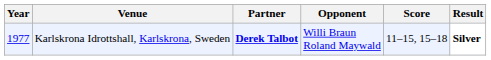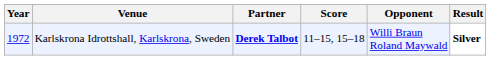columns swapped: (342, 14) <-> (417, 14)
(18, 39) 1977 -> (18, 39) 1972
